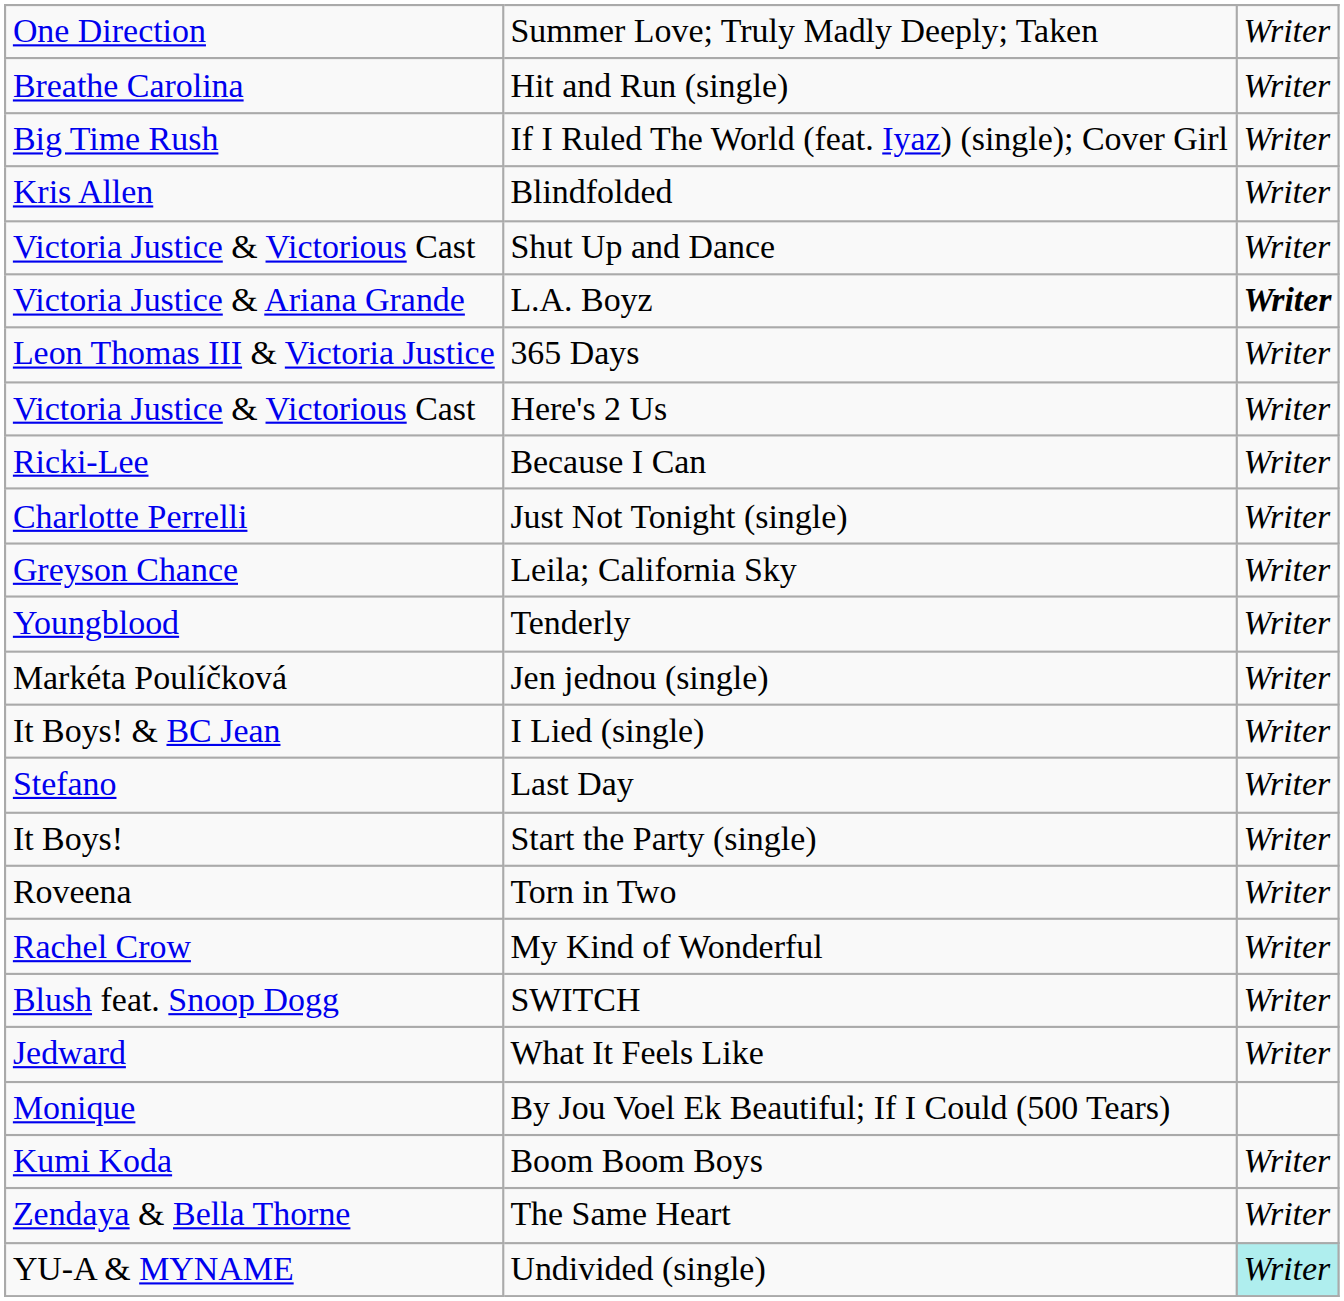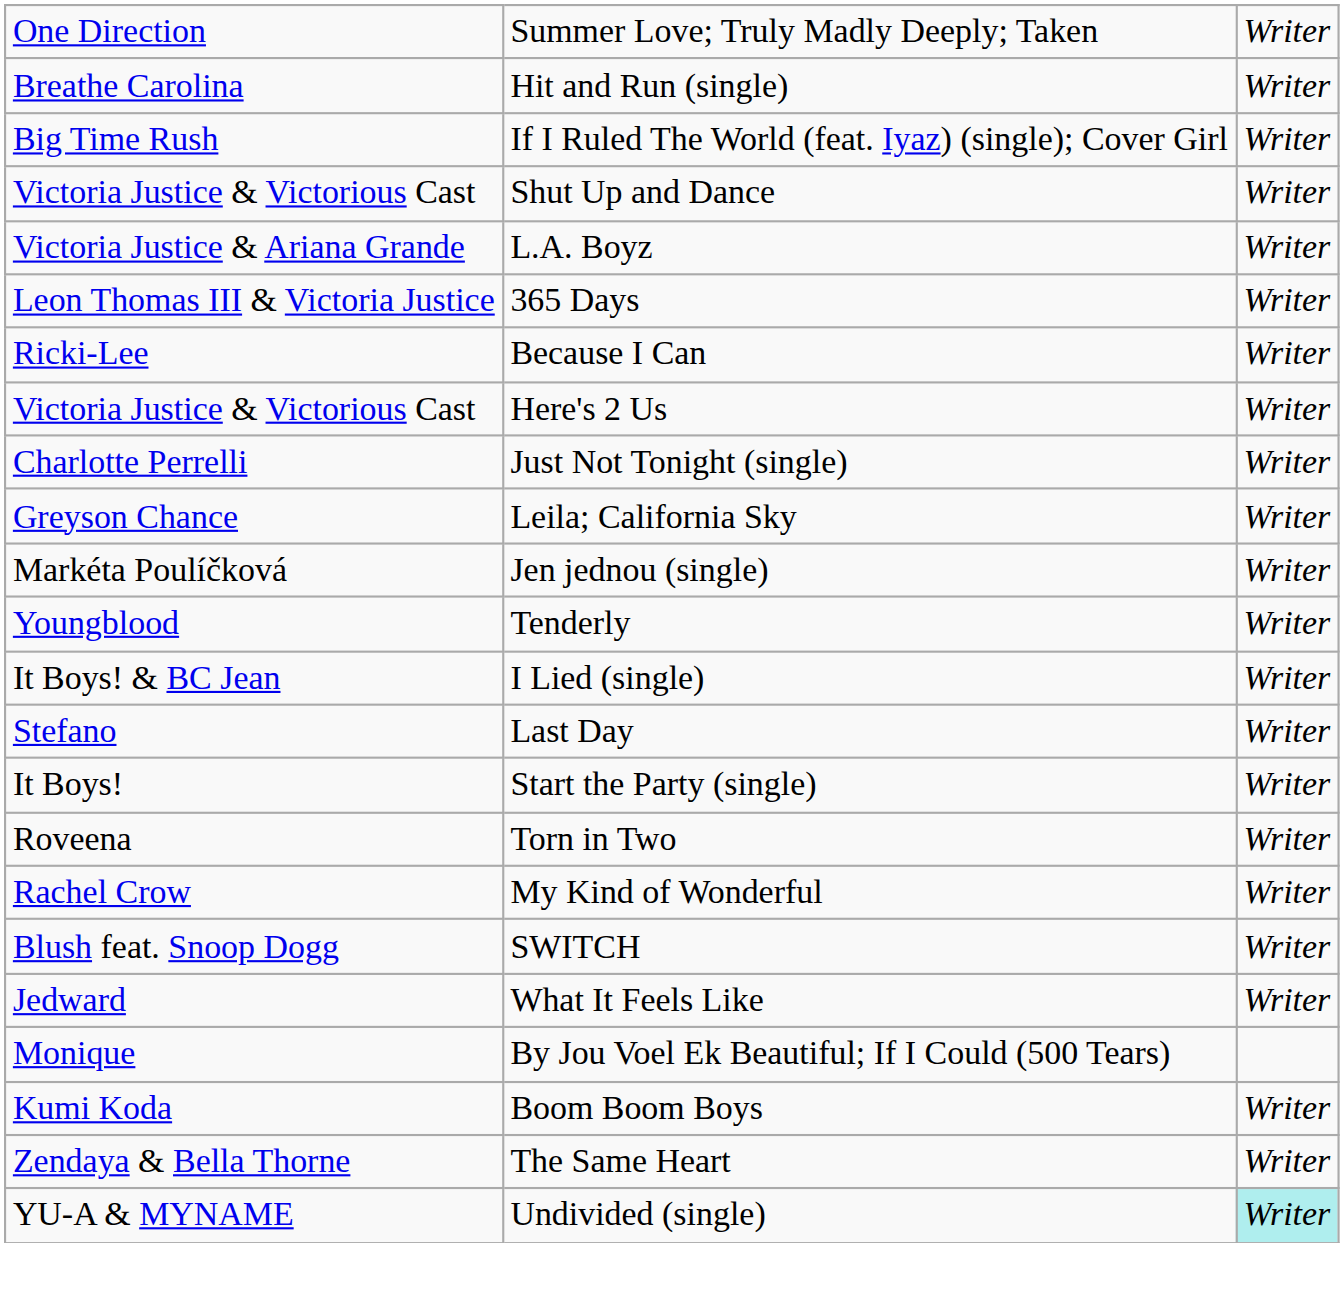- row: (591, 192)
(1288, 300) bold -> (1287, 246) normal
rows swapped: (589, 407) <-> (608, 461)
rows swapped: (639, 676) <-> (570, 623)
